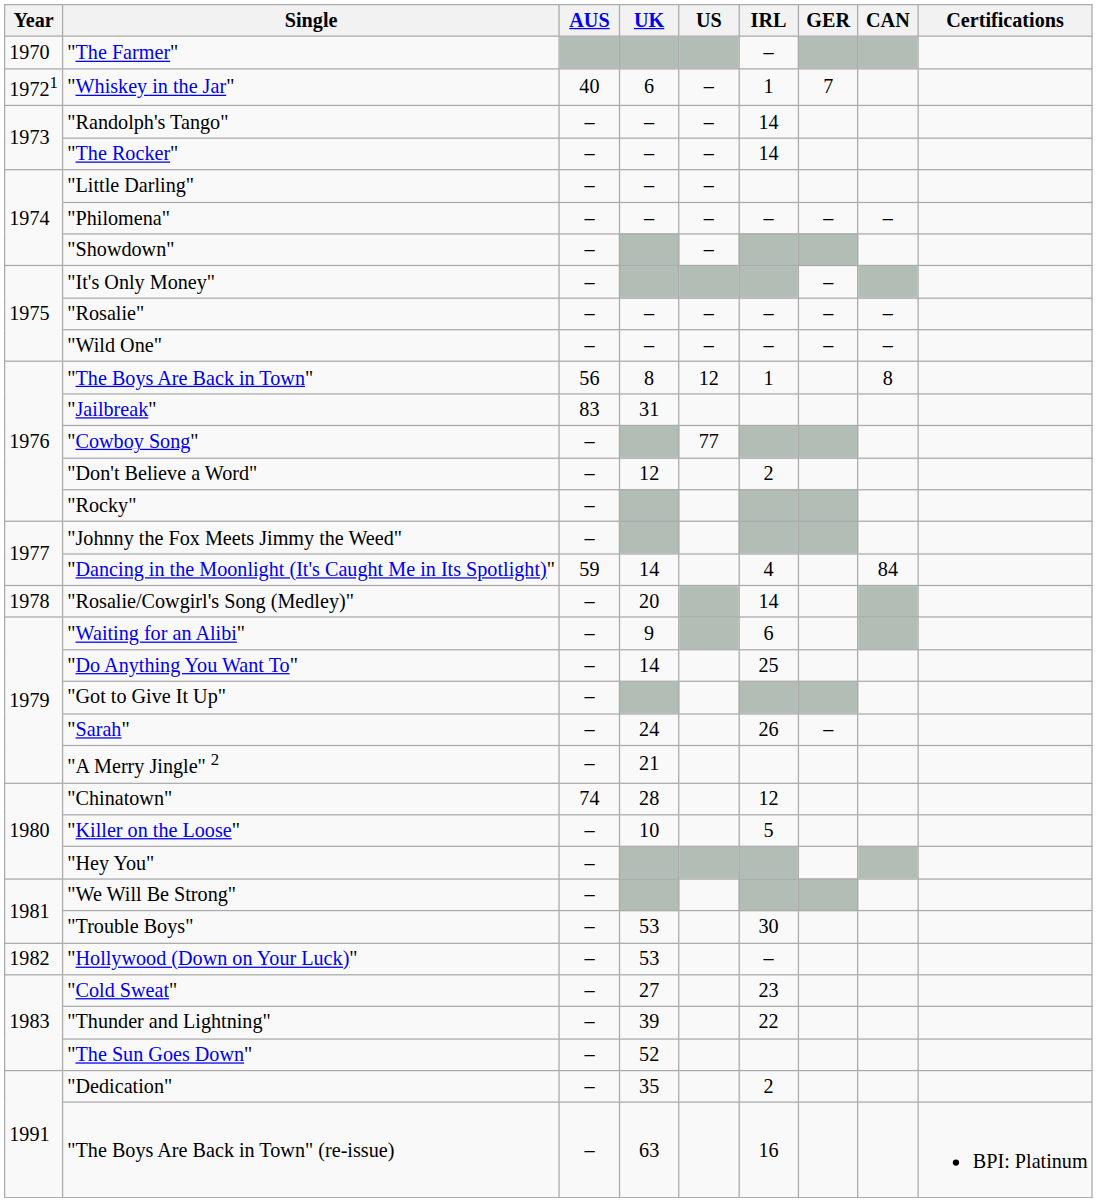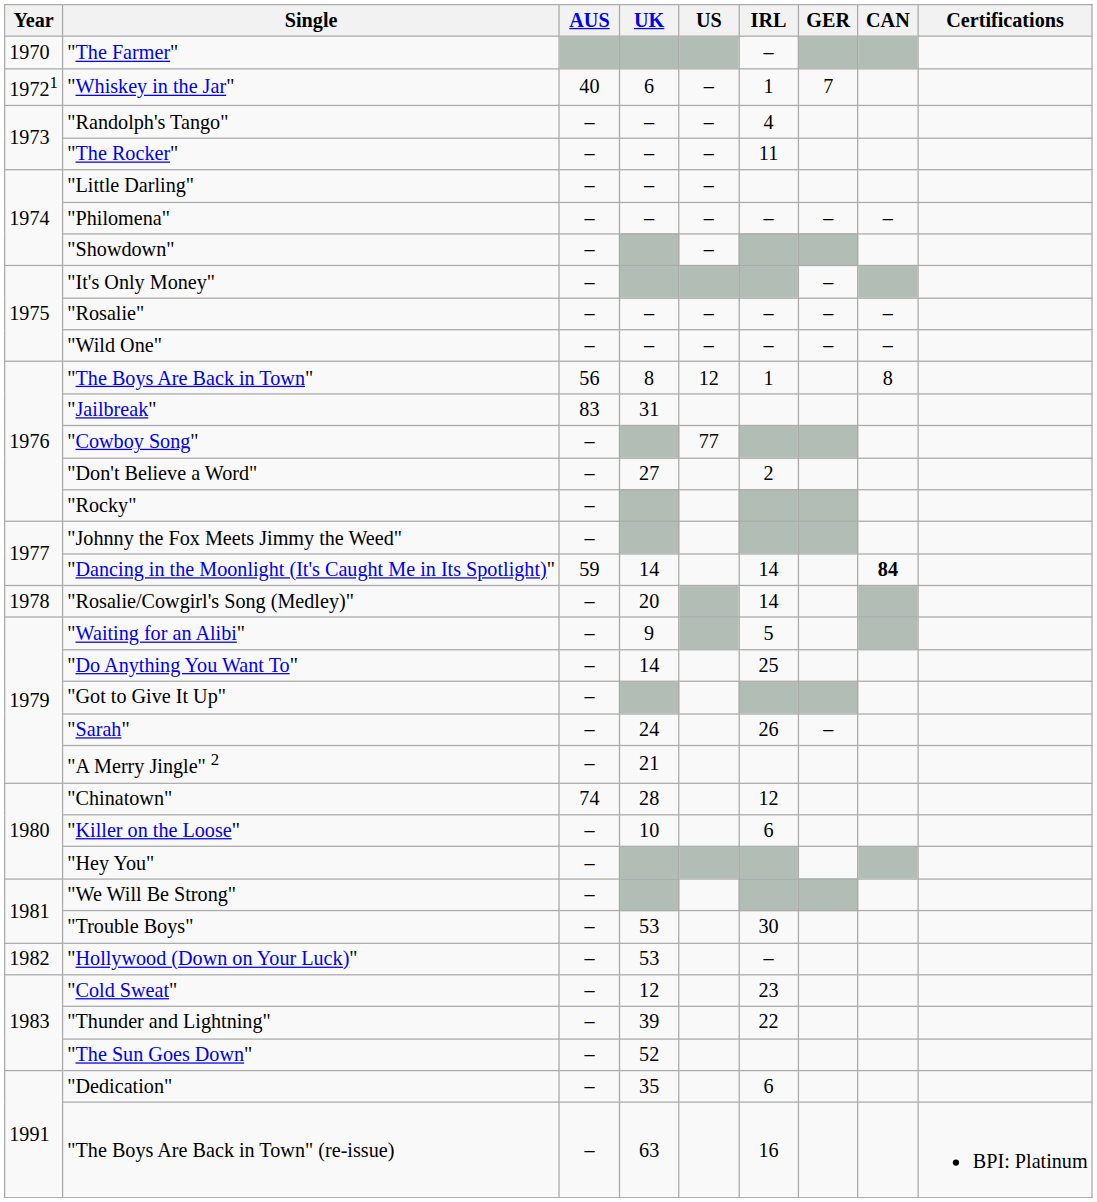(769, 121) 14 -> (769, 121) 4
(769, 153) 14 -> (769, 153) 11
(649, 473) 12 -> (649, 473) 27
(769, 569) 4 -> (769, 569) 14
(888, 569) normal -> (888, 569) bold
(769, 633) 6 -> (769, 633) 5
(769, 830) 5 -> (769, 830) 6
(649, 990) 27 -> (649, 990) 12
(769, 1086) 2 -> (769, 1086) 6
